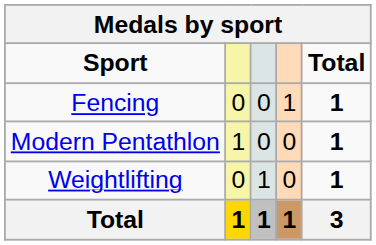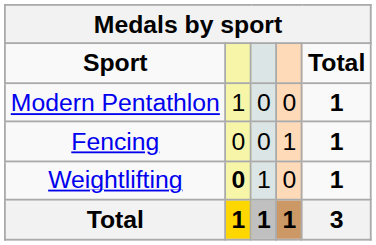rows swapped: (115, 102) <-> (115, 141)
(238, 180) normal -> (238, 180) bold
